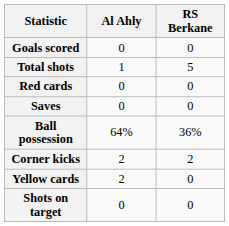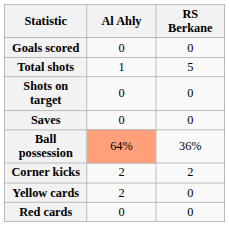rows swapped: (46, 205) <-> (46, 86)
(121, 132) no background -> (121, 146) lightsalmon background
